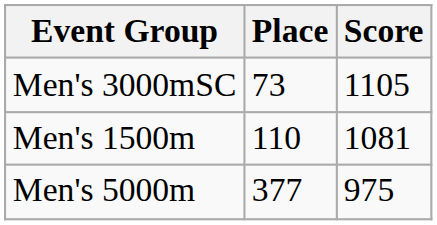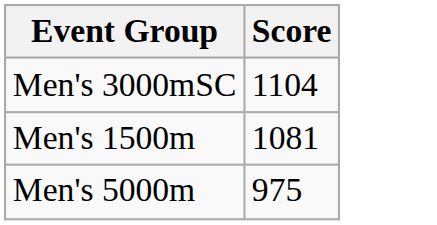- column: (290, 31)
(377, 84) 1105 -> (285, 84) 1104
